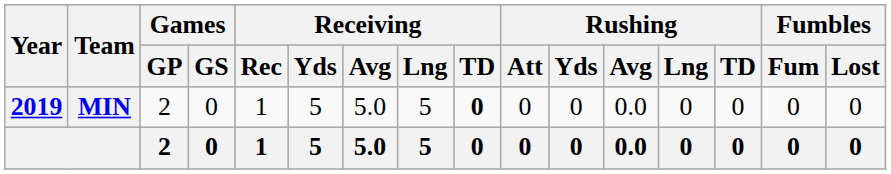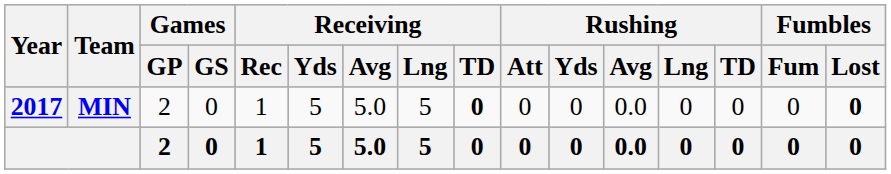(37, 106) 2019 -> (37, 106) 2017
(855, 106) normal -> (855, 106) bold
